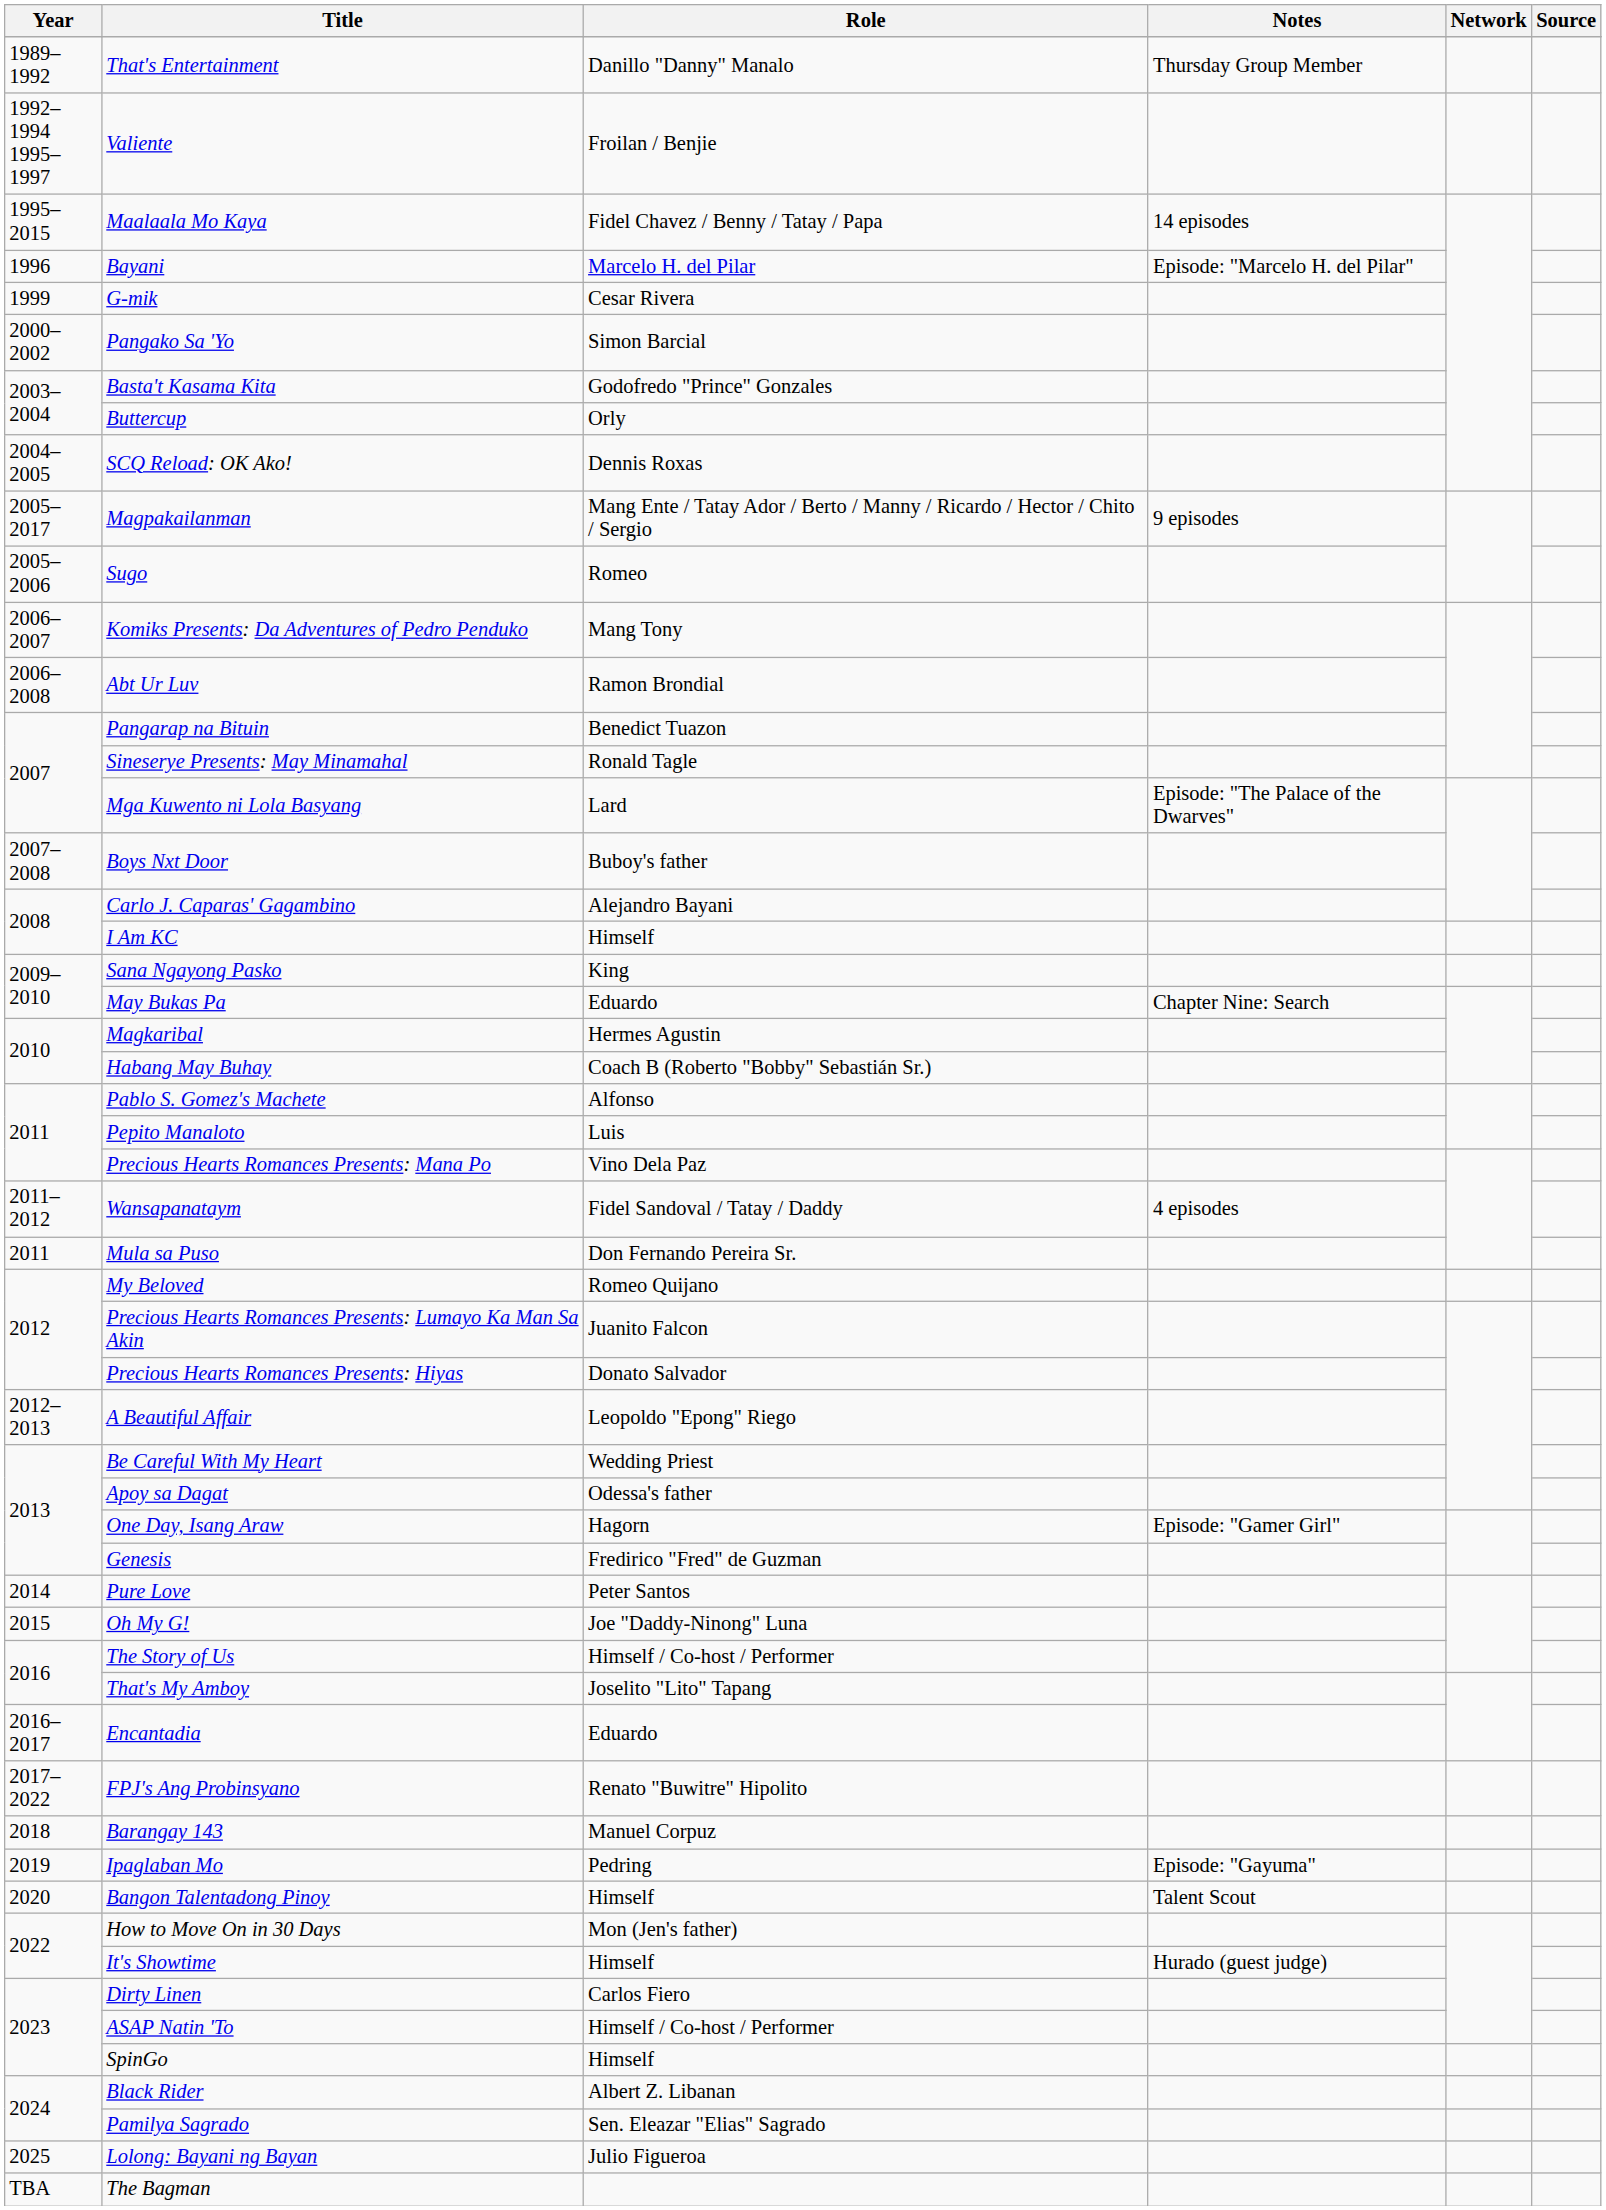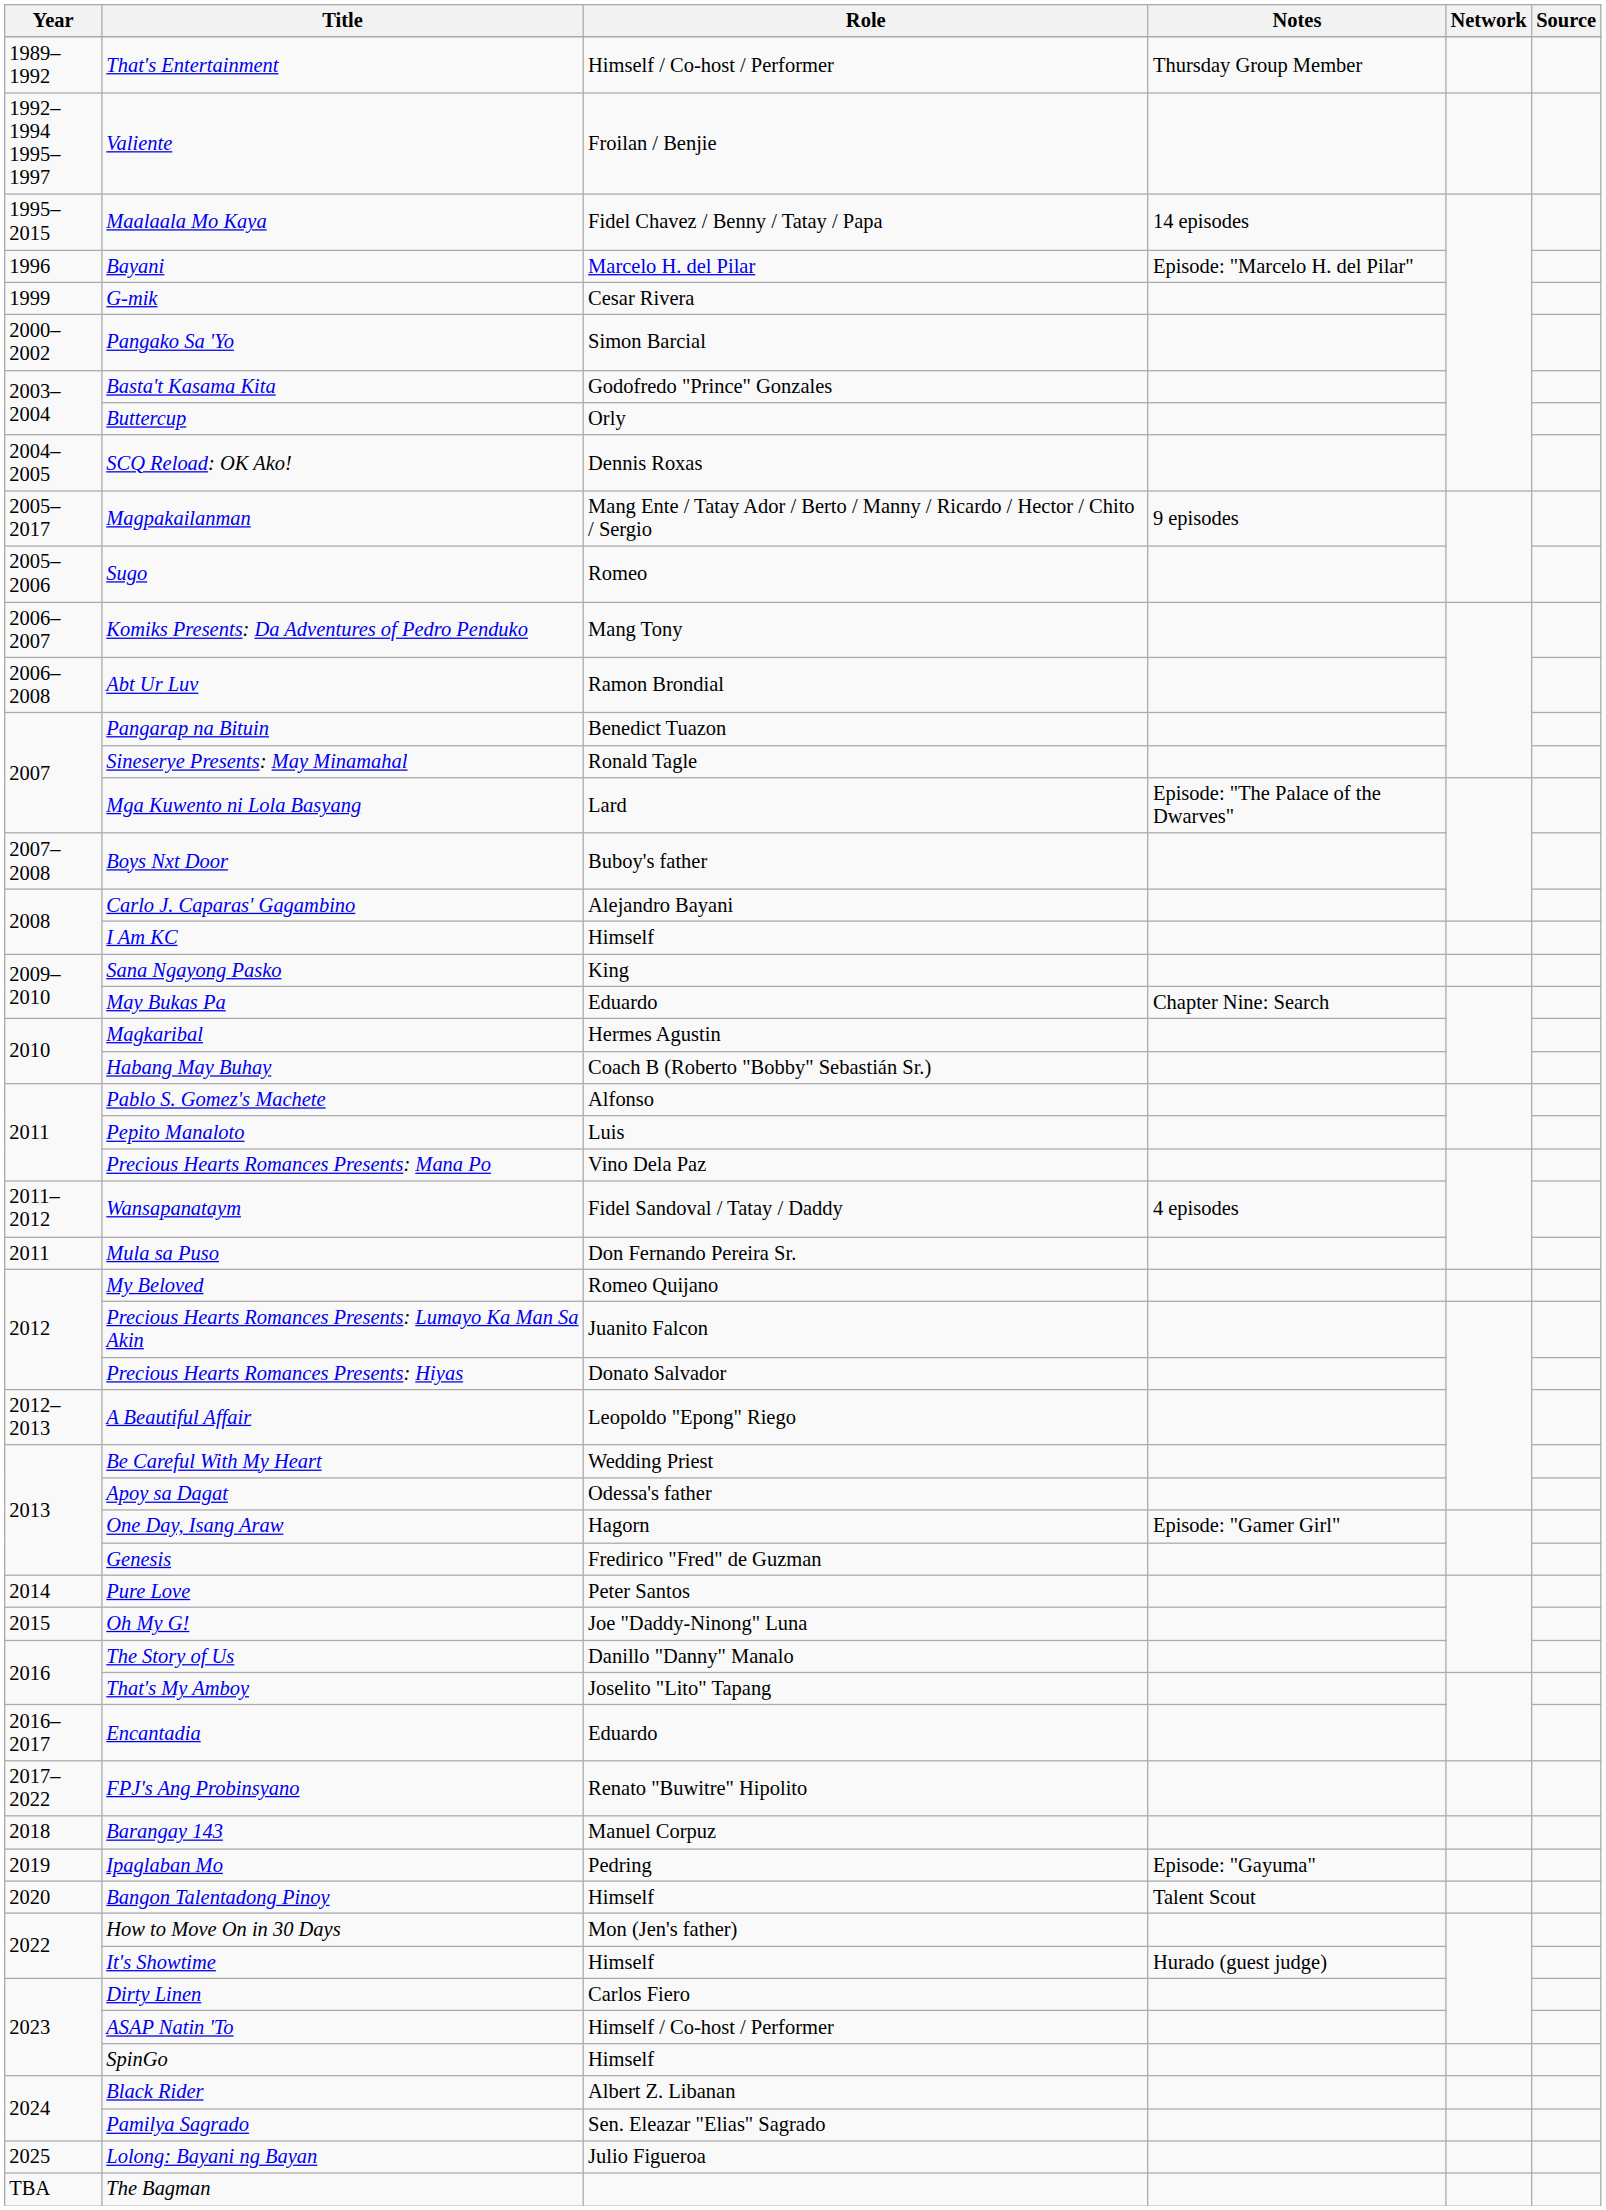(691, 64) Danillo "Danny" Manalo -> (711, 64) Himself / Co-host / Performer
(711, 1656) Himself / Co-host / Performer -> (691, 1656) Danillo "Danny" Manalo
